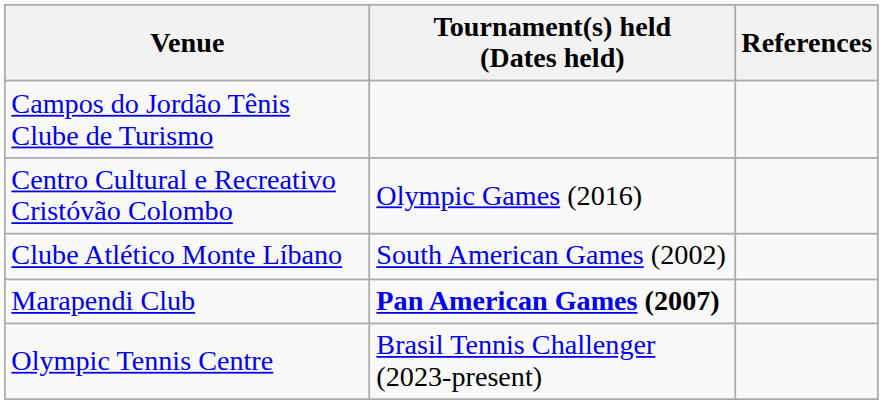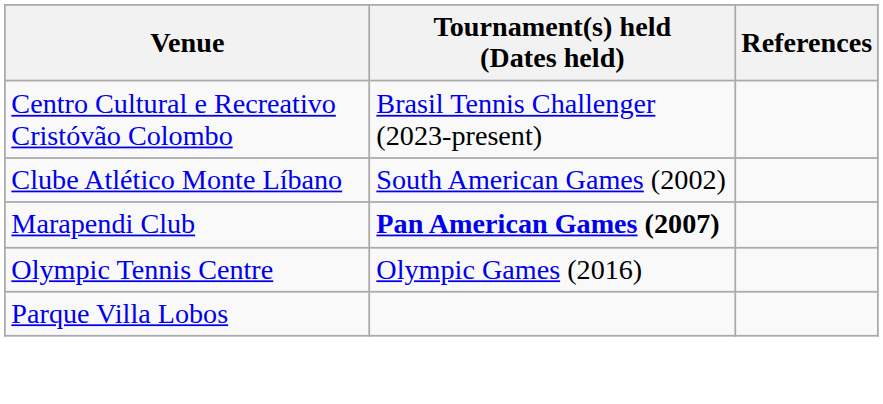- row: (151, 119)
(509, 195) Olympic Games (2016) -> (516, 119) Brasil Tennis Challenger (2023-present)
(516, 361) Brasil Tennis Challenger (2023-present) -> (509, 268) Olympic Games (2016)
+ row: (120, 313)
